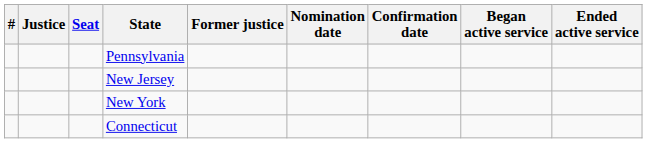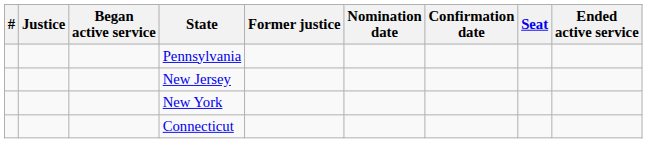columns swapped: (86, 24) <-> (506, 24)
